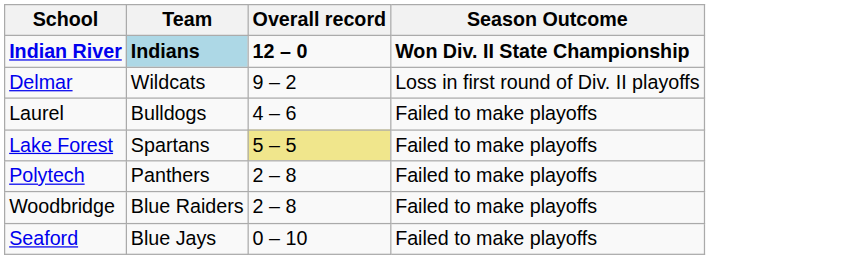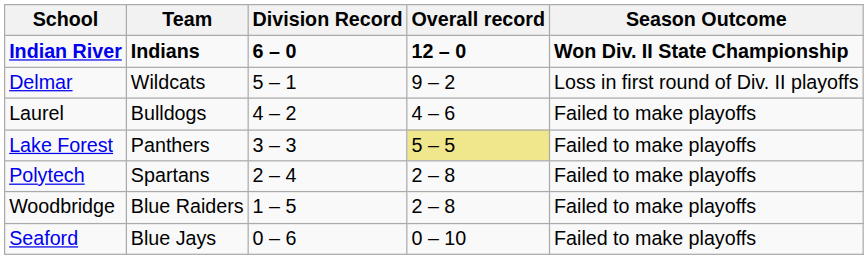+ column: (328, 20)
(165, 51) lightblue background -> (165, 51) no background
(170, 144) Spartans -> (170, 144) Panthers
(170, 176) Panthers -> (170, 176) Spartans
